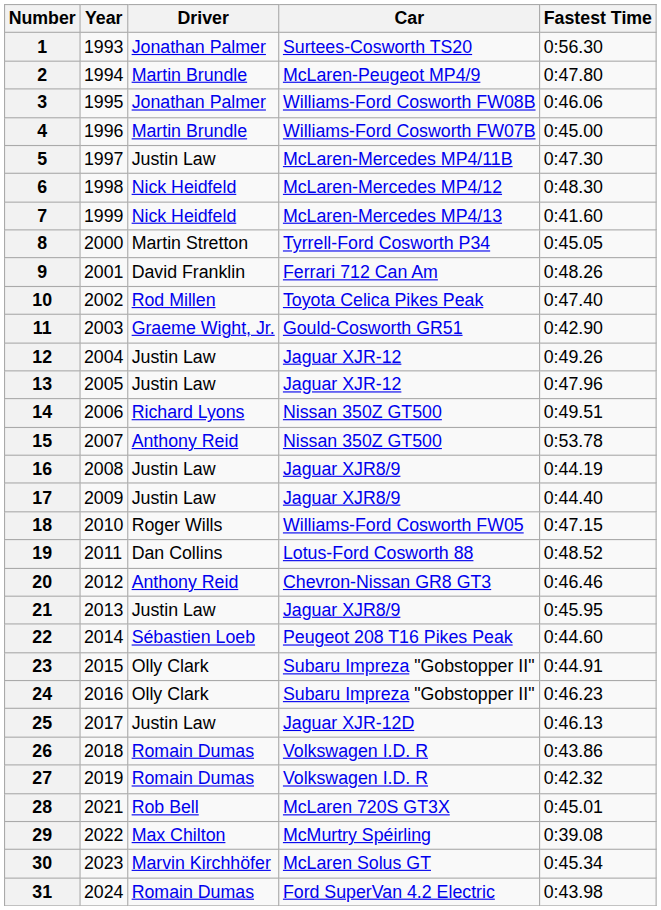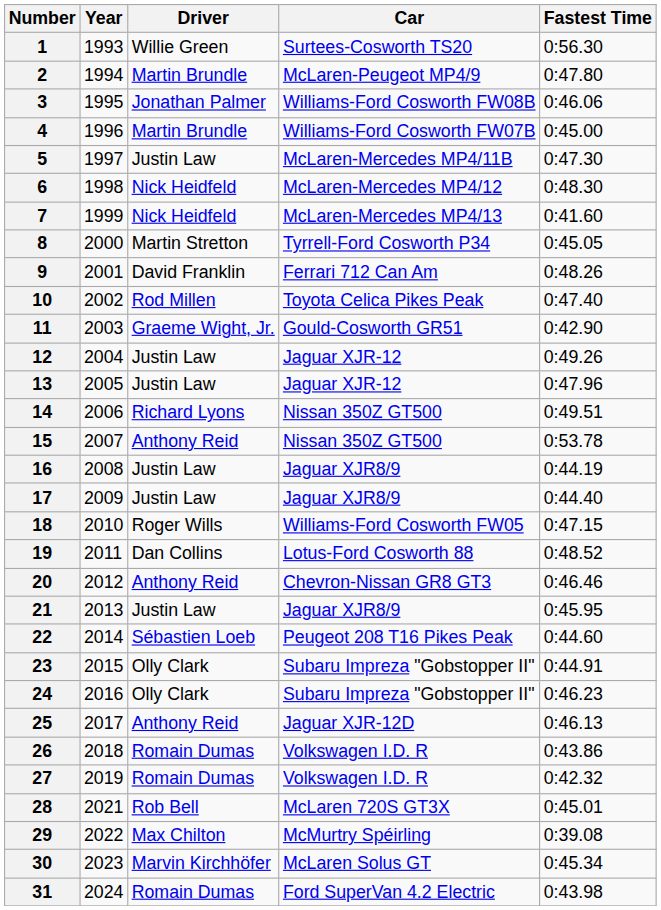(199, 46) Jonathan Palmer -> (180, 46) Willie Green
(174, 722) Justin Law -> (185, 722) Anthony Reid
